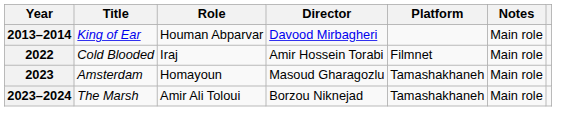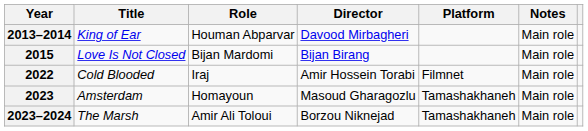+ row: (39, 55)
